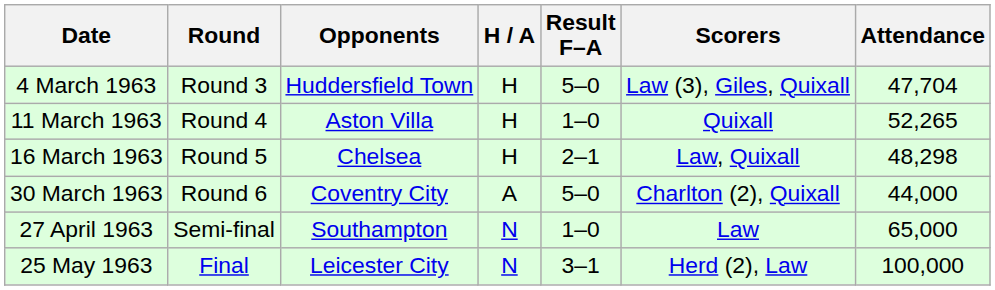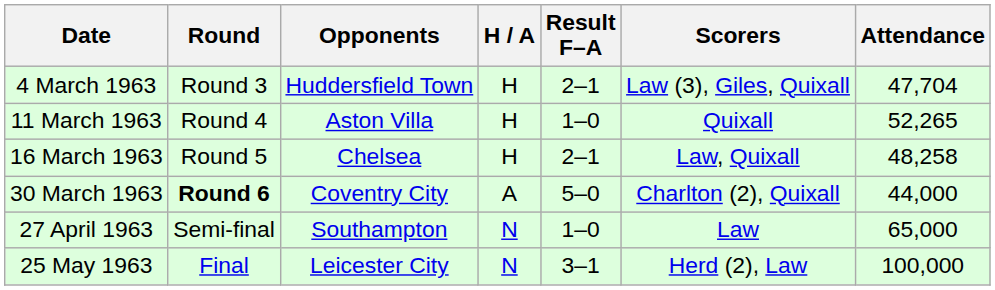(581, 84) 5–0 -> (581, 84) 2–1
(923, 157) 48,298 -> (923, 157) 48,258
(224, 193) normal -> (224, 193) bold
